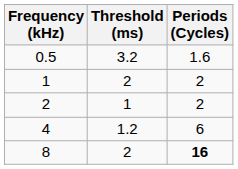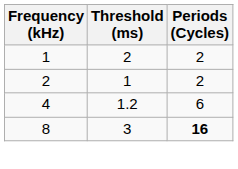- row: (46, 57)
(127, 152) 2 -> (127, 128) 3
